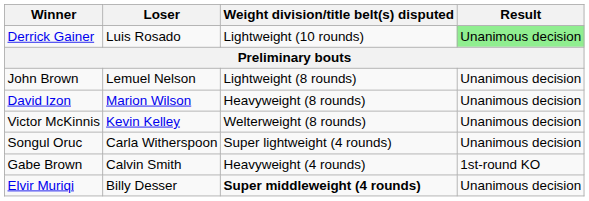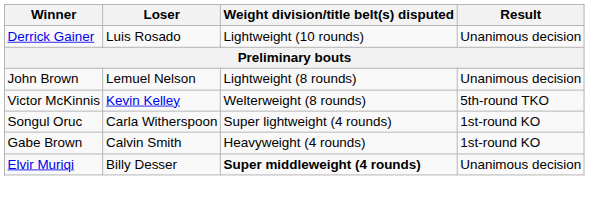(521, 36) lightgreen background -> (521, 36) no background
- row: (39, 100)
(521, 121) Unanimous decision -> (505, 100) 5th-round TKO
(521, 143) Unanimous decision -> (500, 121) 1st-round KO
